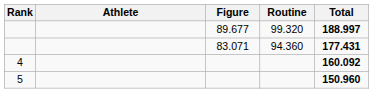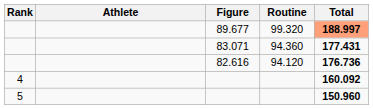(341, 29) no background -> (341, 29) lightsalmon background
+ row: (20, 63)
